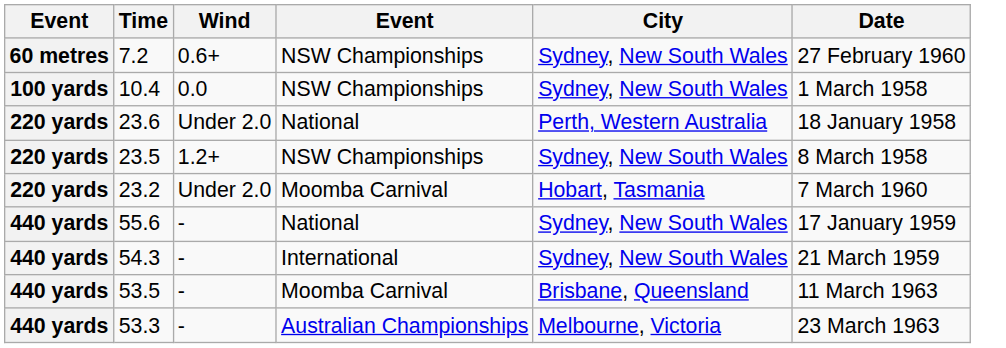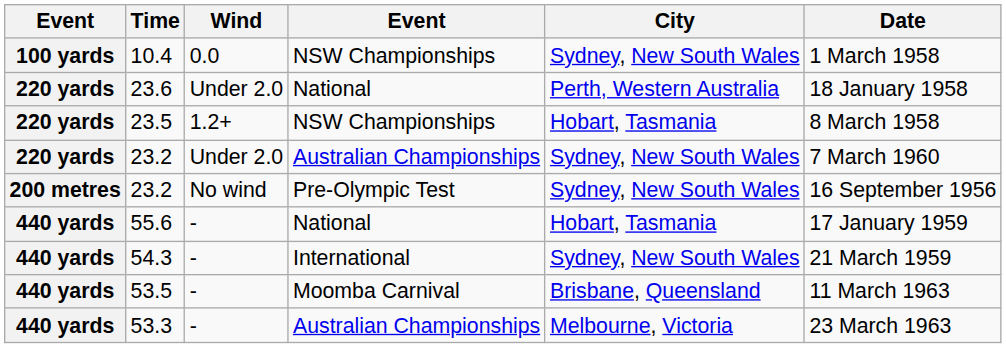- row: (134, 55)
(663, 156) Sydney, New South Wales -> (633, 122) Hobart, Tasmania
(365, 190) Moomba Carnival -> (417, 156) Australian Championships
(621, 190) Hobart, Tasmania -> (675, 156) Sydney, New South Wales
+ row: (151, 190)
(663, 223) Sydney, New South Wales -> (633, 223) Hobart, Tasmania
